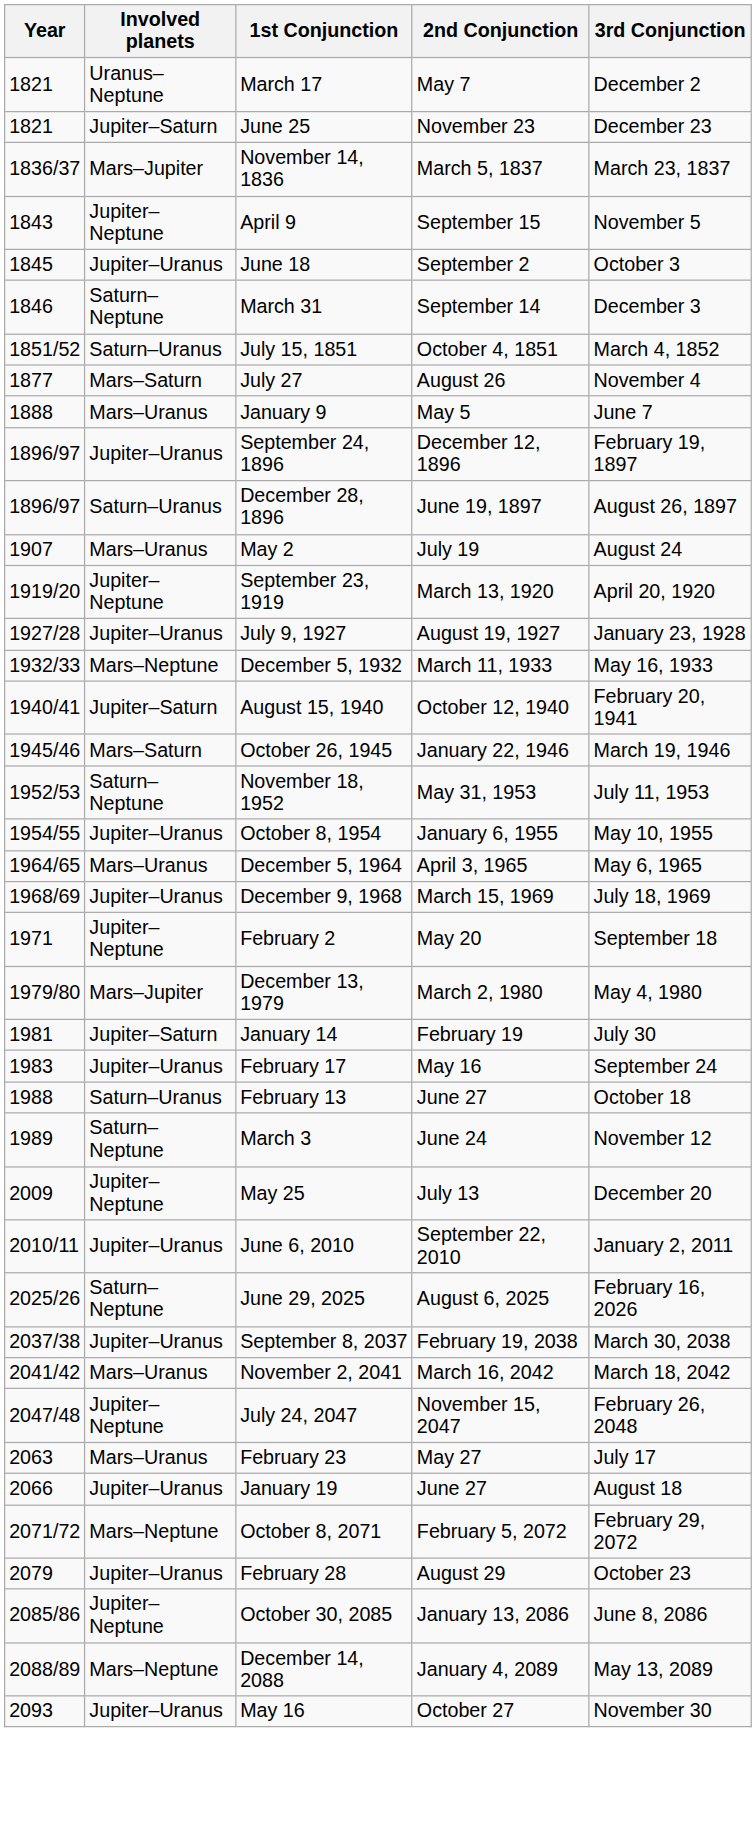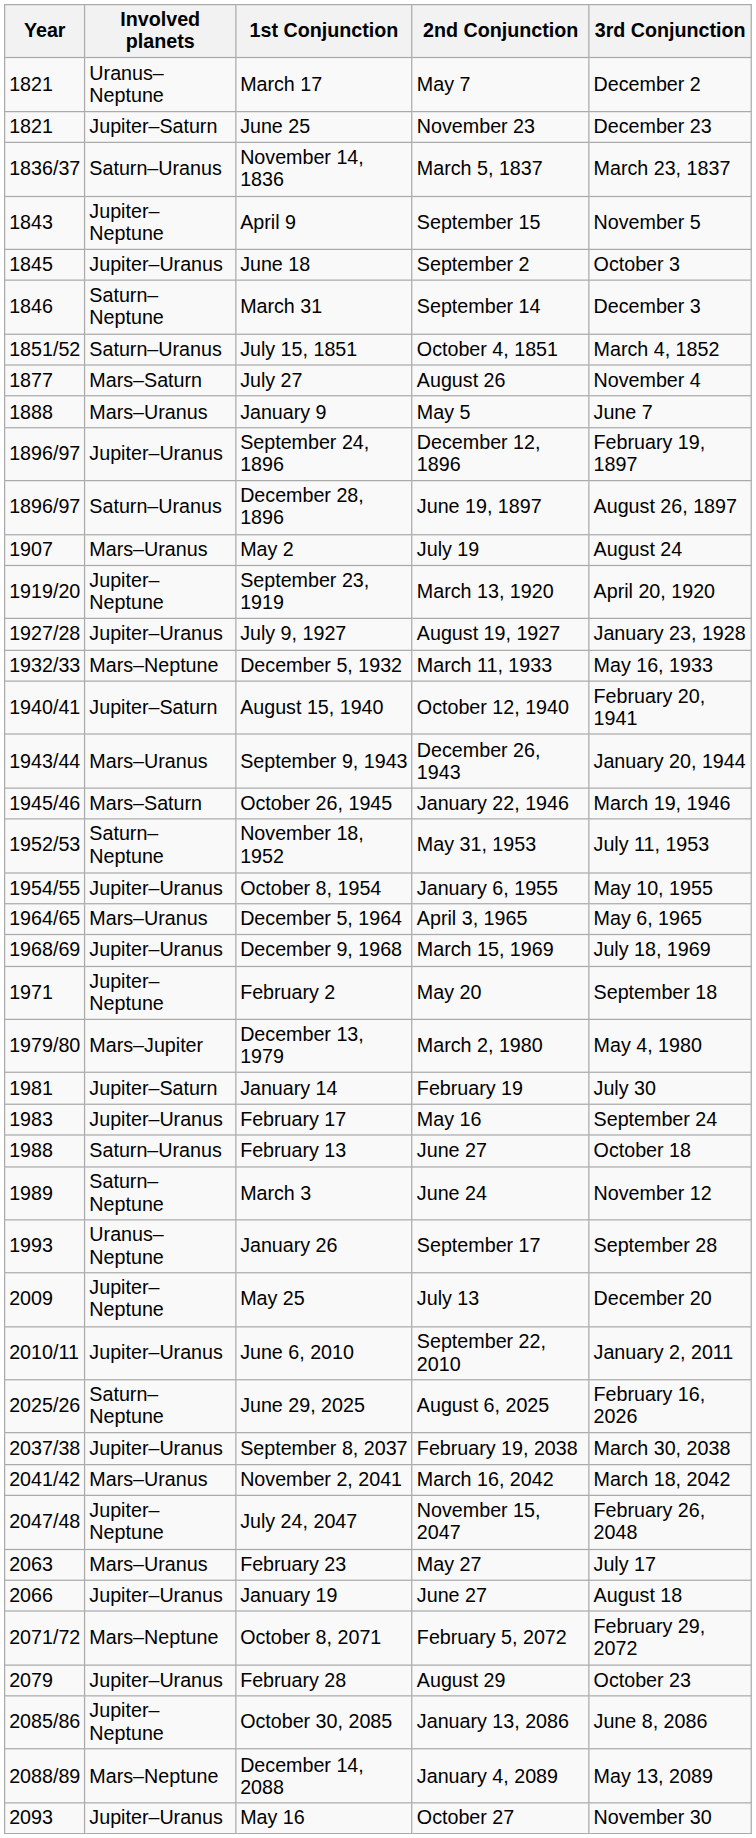(146, 169) Mars–Jupiter -> (156, 169) Saturn–Uranus
+ row: (324, 761)
+ row: (289, 1246)
